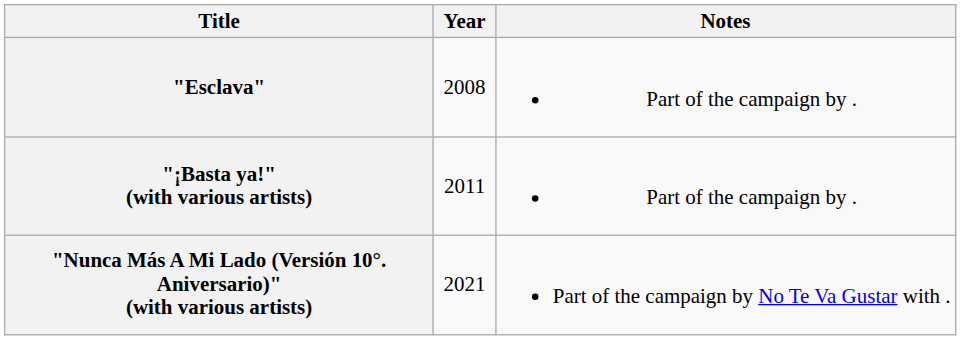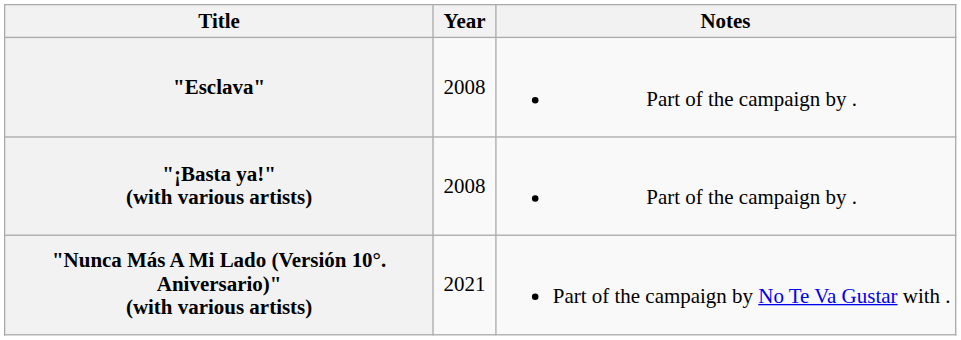(465, 185) 2011 -> (465, 185) 2008
